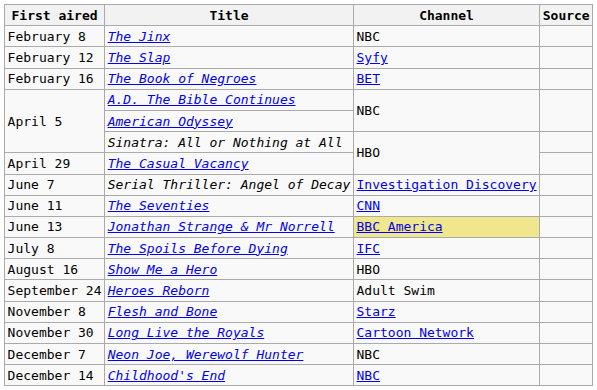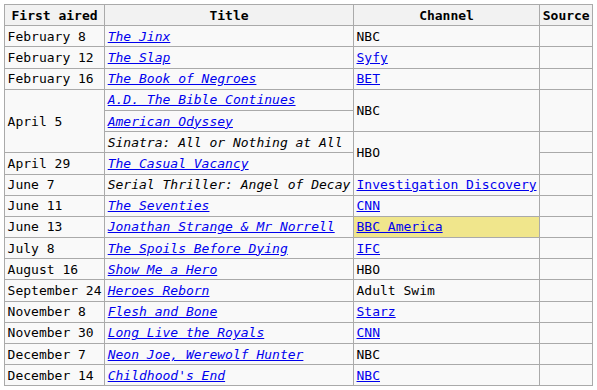(415, 333) Cartoon Network -> (368, 333) CNN
